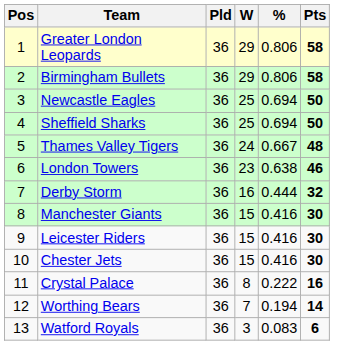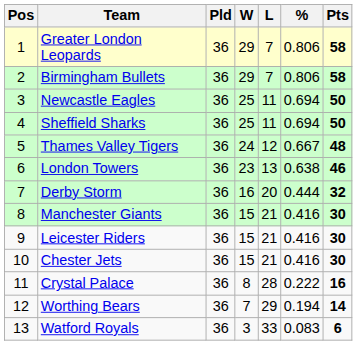+ column: (269, 15)
